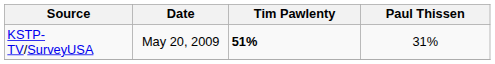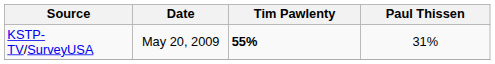(244, 42) 51% -> (244, 42) 55%
